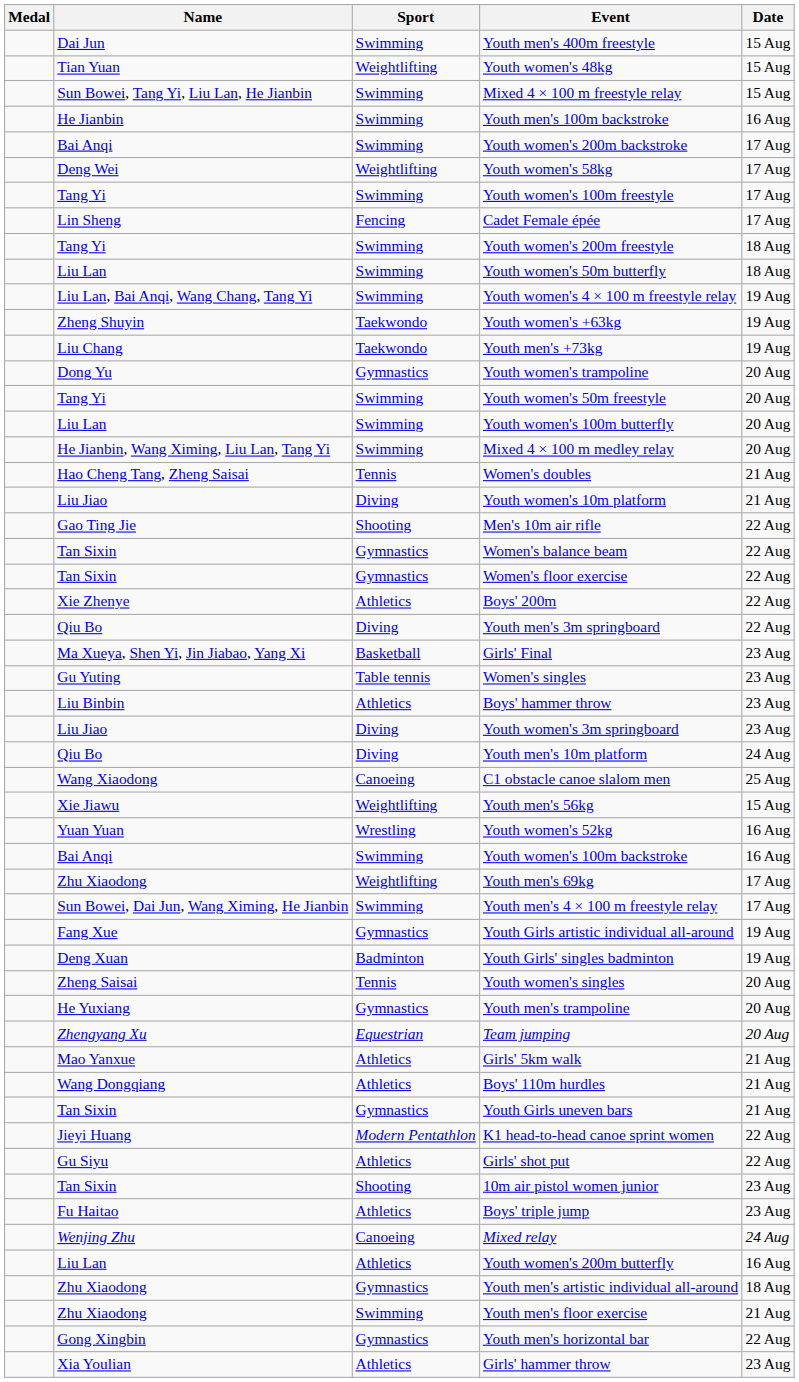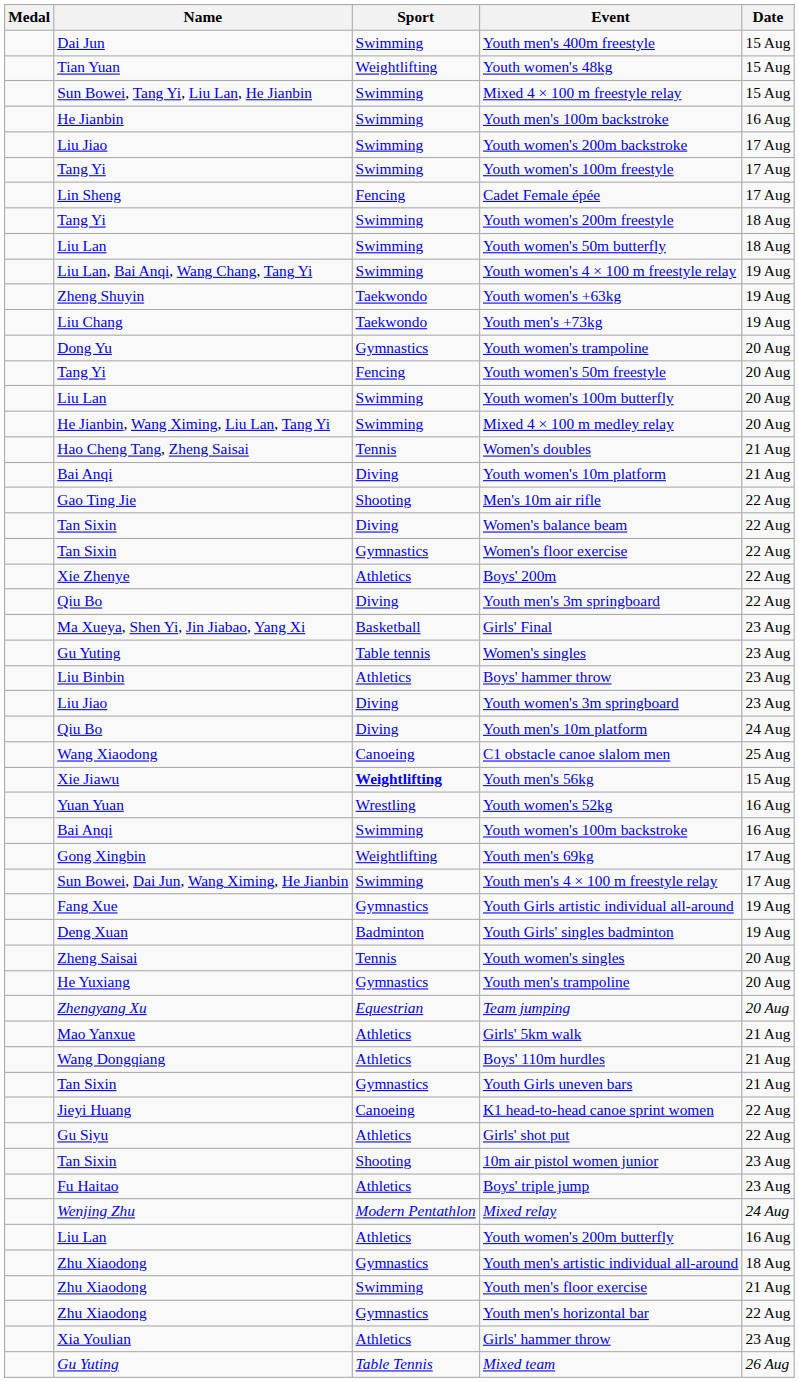(85, 144) Bai Anqi -> (82, 144) Liu Jiao
- row: (548, 170)
(389, 398) Swimming -> (380, 373) Fencing
(82, 500) Liu Jiao -> (85, 475) Bai Anqi
(392, 551) Gymnastics -> (377, 525) Diving
(396, 805) normal -> (399, 779) bold
(102, 881) Zhu Xiaodong -> (102, 856) Gong Xingbin
(416, 1135) Modern Pentathlon -> (385, 1110) Canoeing
(385, 1237) Canoeing -> (416, 1211) Modern Pentathlon
(102, 1339) Gong Xingbin -> (102, 1313) Zhu Xiaodong
+ row: (519, 1364)
